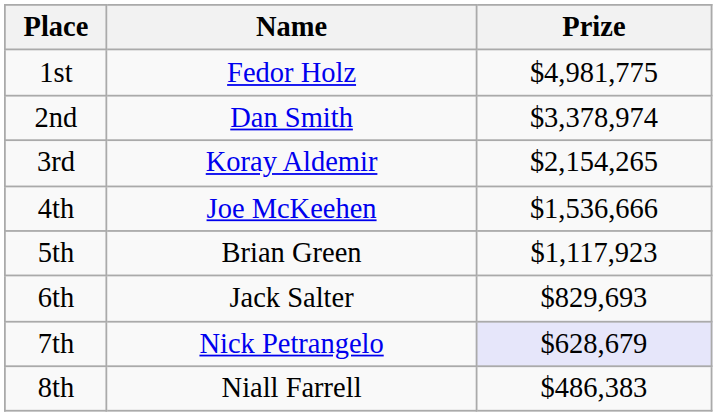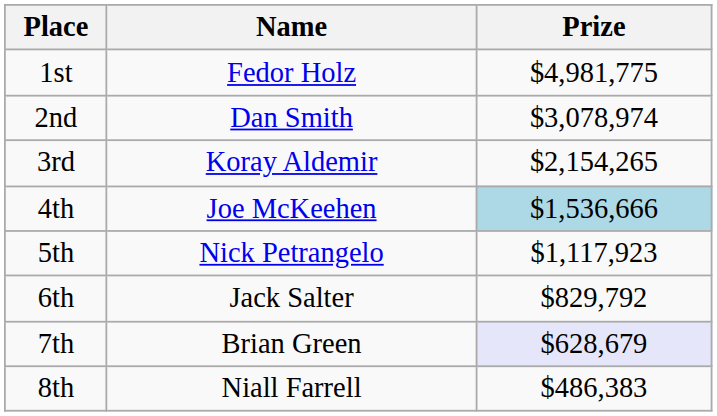(594, 117) $3,378,974 -> (594, 117) $3,078,974
(594, 207) no background -> (594, 207) lightblue background
(292, 252) Brian Green -> (292, 252) Nick Petrangelo
(594, 298) $829,693 -> (594, 298) $829,792
(292, 343) Nick Petrangelo -> (292, 343) Brian Green
